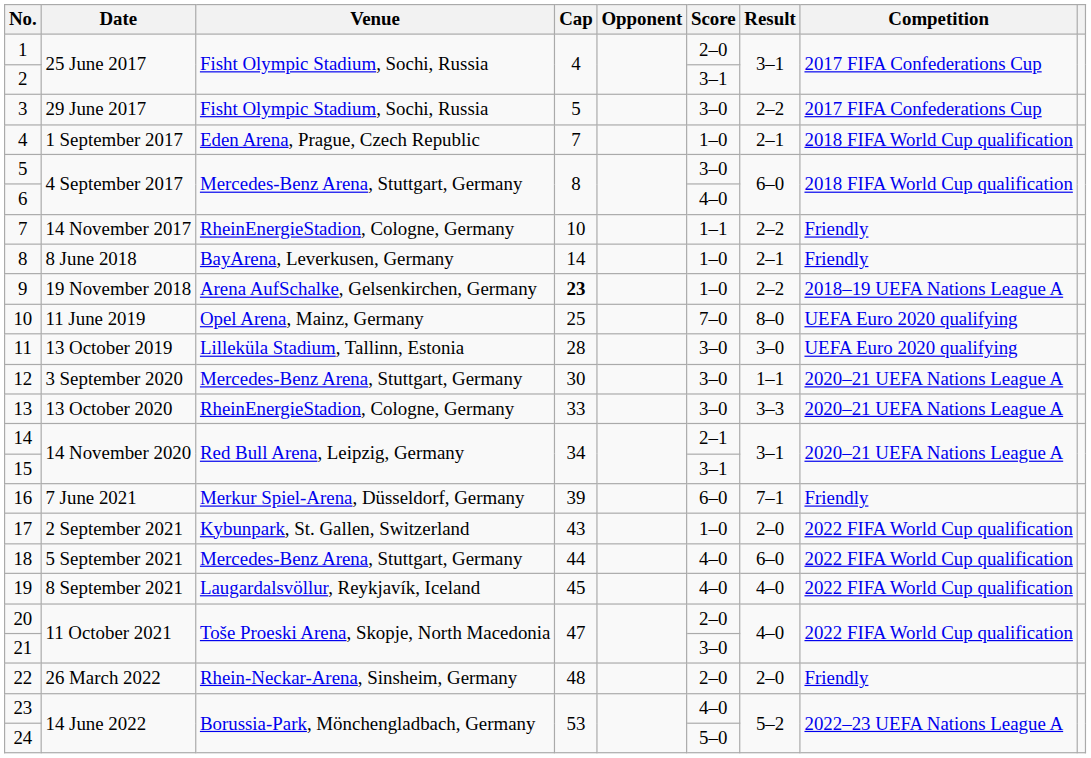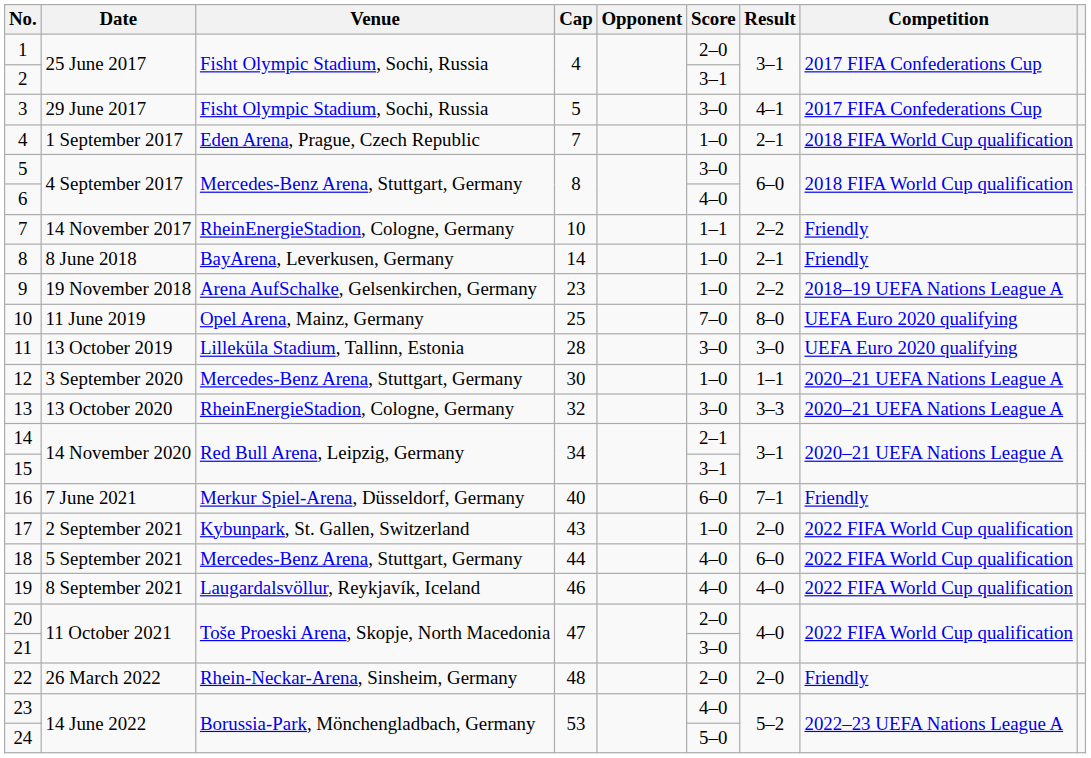(770, 109) 2–2 -> (770, 109) 4–1
(576, 288) bold -> (576, 288) normal
(713, 378) 3–0 -> (713, 378) 1–0
(576, 408) 33 -> (576, 408) 32
(576, 498) 39 -> (576, 498) 40
(576, 588) 45 -> (576, 588) 46
